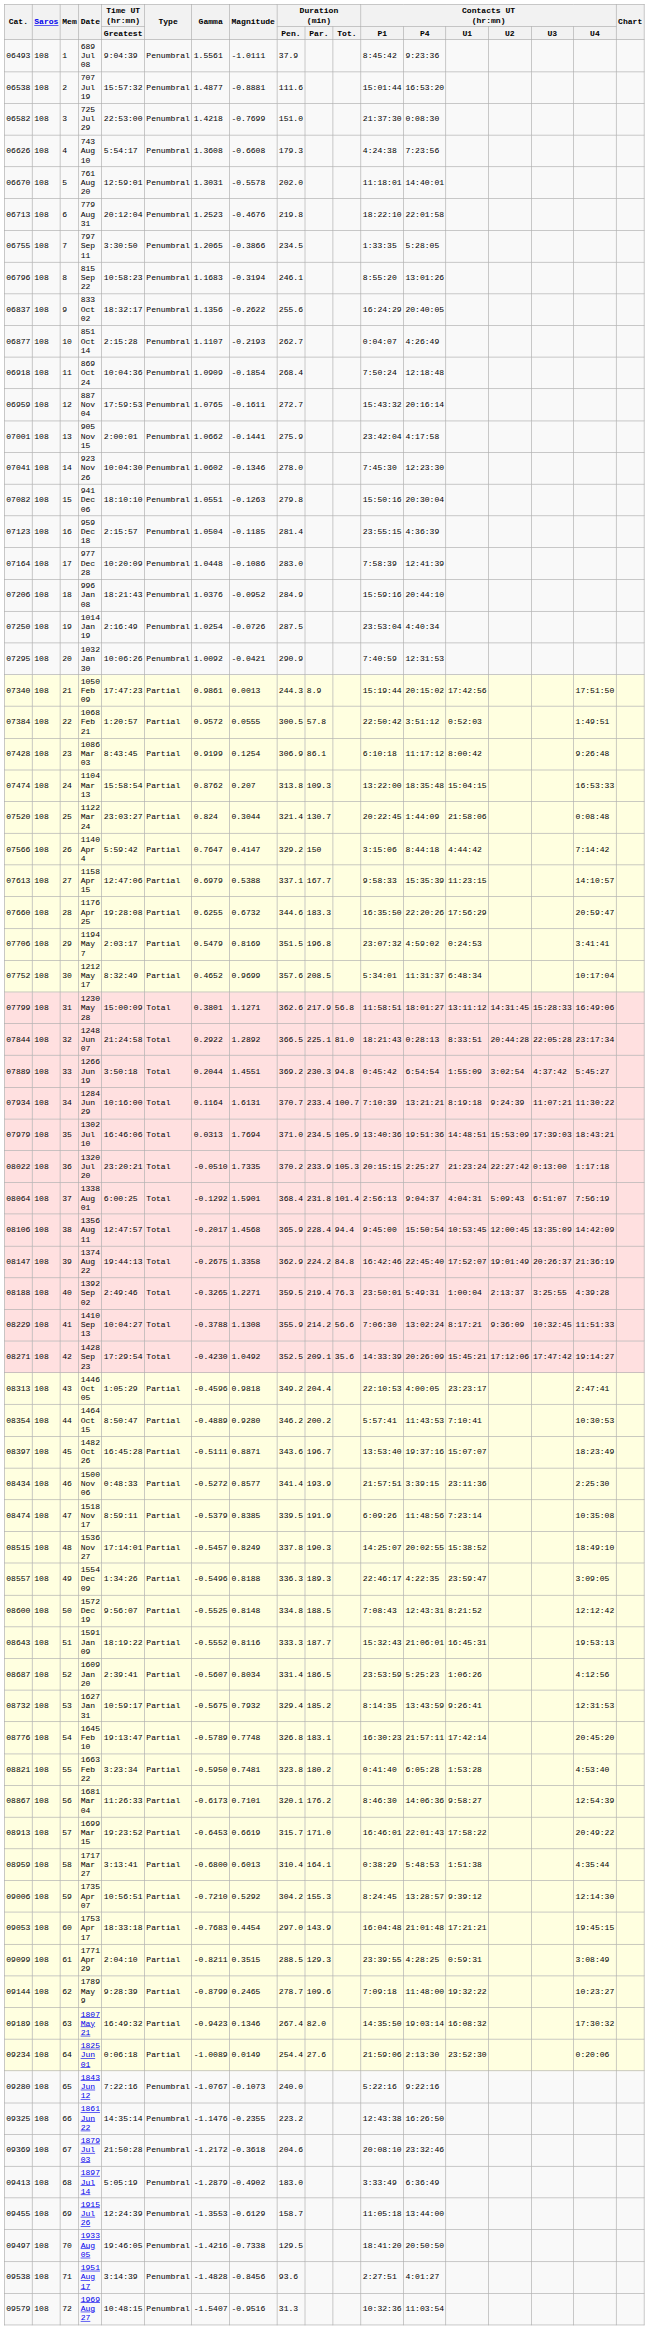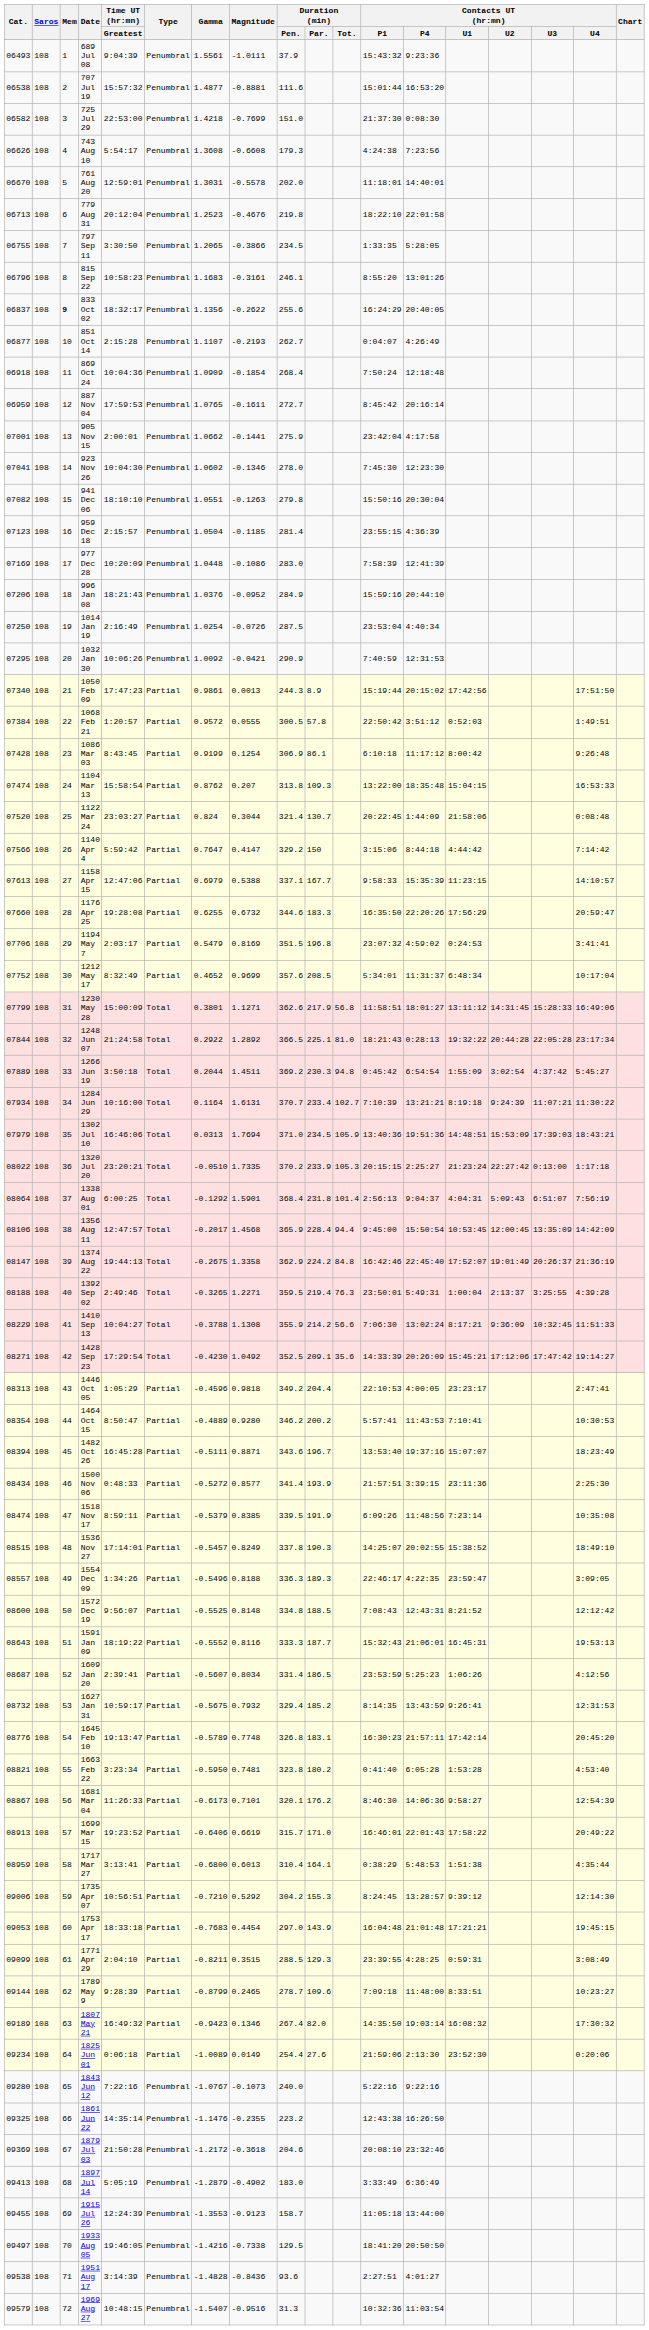(380, 56) 8:45:42 -> (382, 56) 15:43:32
(248, 278) -0.3194 -> (248, 278) -0.3161
(65, 310) normal -> (65, 310) bold
(382, 405) 15:43:32 -> (380, 405) 8:45:42
(18, 564) 07164 -> (18, 564) 07169
(465, 1040) 8:33:51 -> (467, 1040) 19:32:22
(246, 1071) 1.4551 -> (246, 1071) 1.4511
(347, 1103) 100.7 -> (347, 1103) 102.7
(18, 1452) 08397 -> (18, 1452) 08394
(211, 1833) -0.6453 -> (211, 1833) -0.6406
(467, 1992) 19:32:22 -> (465, 1992) 8:33:51
(248, 2214) -0.6129 -> (248, 2214) -0.9123
(248, 2277) -0.8456 -> (248, 2277) -0.8436
